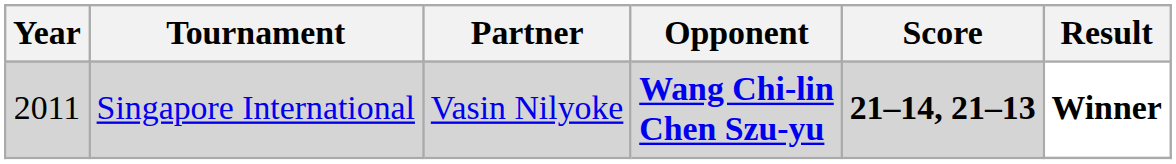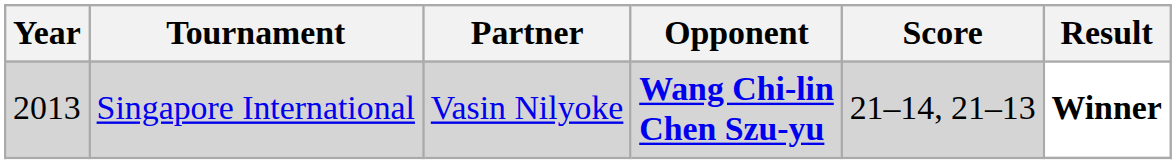(47, 108) 2011 -> (47, 108) 2013
(943, 108) bold -> (943, 108) normal
